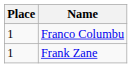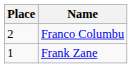(10, 33) 1 -> (10, 33) 2
